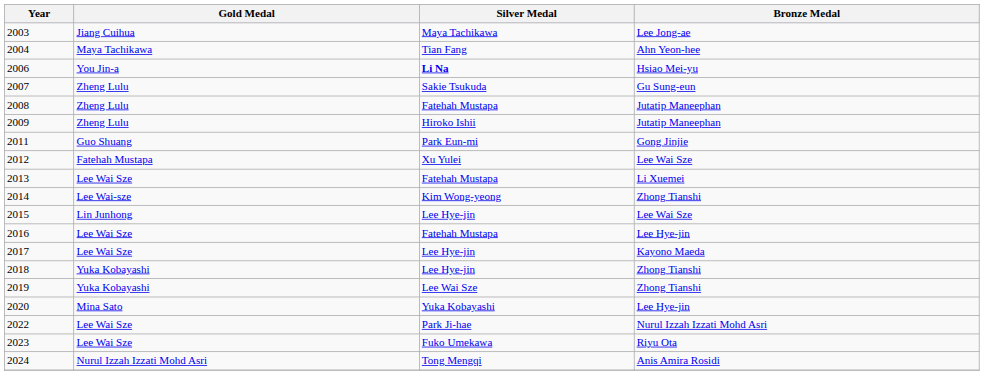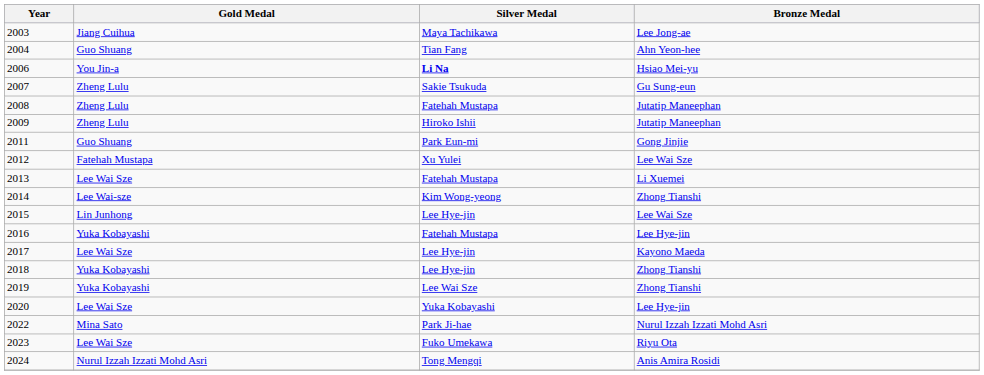(114, 50) Maya Tachikawa -> (104, 50) Guo Shuang
(104, 233) Lee Wai Sze -> (113, 233) Yuka Kobayashi
(100, 306) Mina Sato -> (104, 306) Lee Wai Sze
(104, 324) Lee Wai Sze -> (100, 324) Mina Sato
